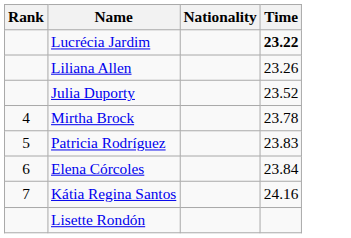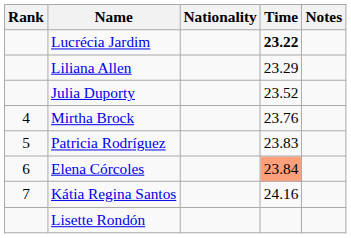+ column: (324, 17)
(281, 67) 23.26 -> (281, 67) 23.29
(281, 118) 23.78 -> (281, 118) 23.76
(281, 169) no background -> (281, 169) lightsalmon background
